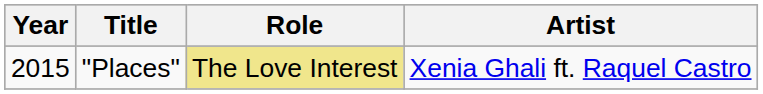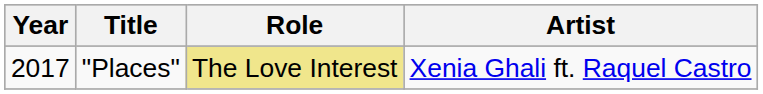(40, 67) 2015 -> (40, 67) 2017
